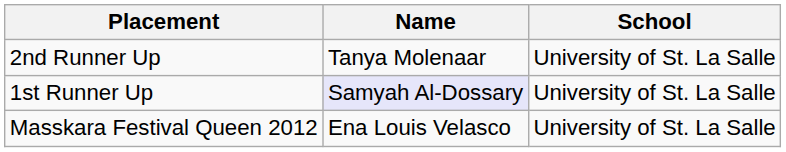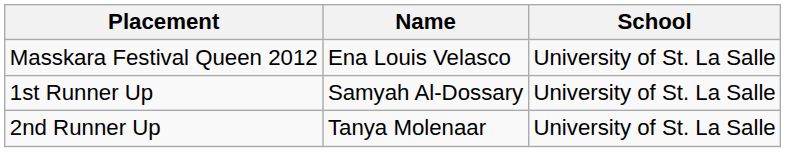rows swapped: (164, 127) <-> (85, 57)
(426, 92) lavender background -> (426, 92) no background
